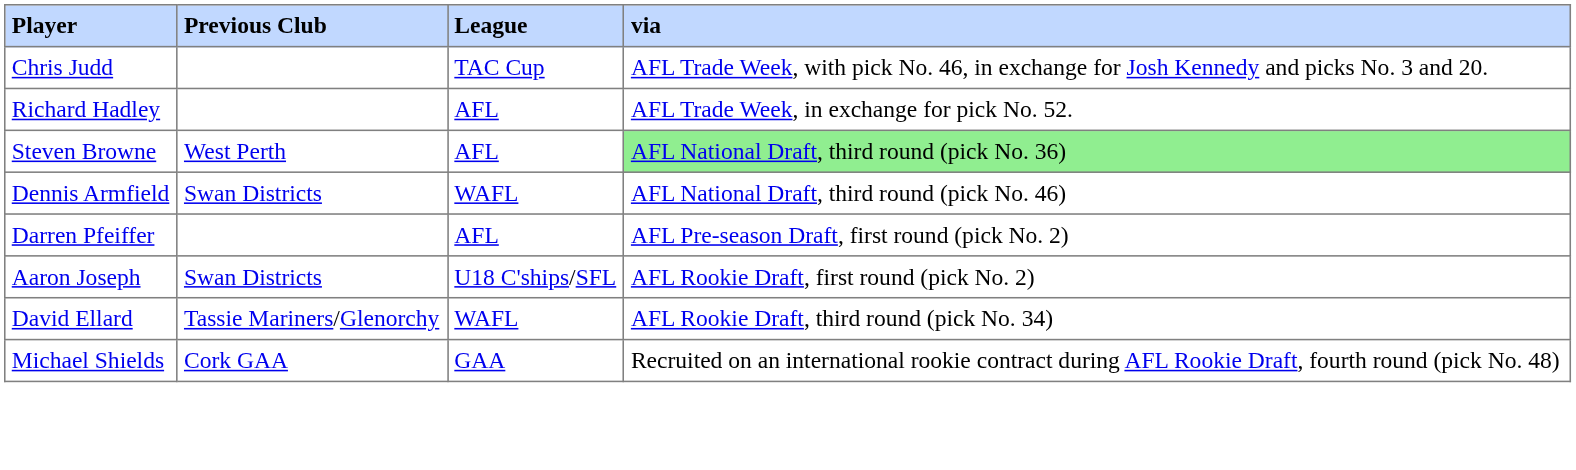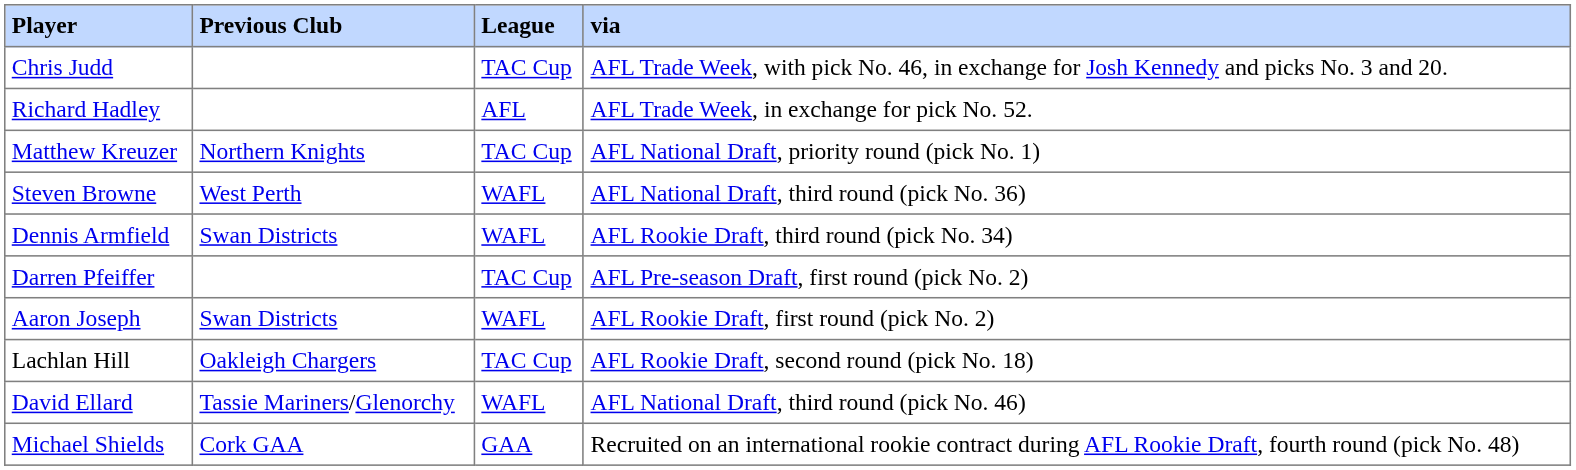+ row: (94, 150)
(477, 150) AFL -> (513, 192) WAFL
(848, 150) lightgreen background -> (808, 192) no background
(848, 192) AFL National Draft, third round (pick No. 46) -> (802, 234) AFL Rookie Draft, third round (pick No. 34)
(477, 234) AFL -> (527, 276) TAC Cup
(535, 276) U18 C'ships/SFL -> (513, 318) WAFL
+ row: (71, 360)
(842, 318) AFL Rookie Draft, third round (pick No. 34) -> (808, 402) AFL National Draft, third round (pick No. 46)
